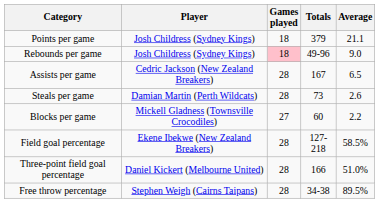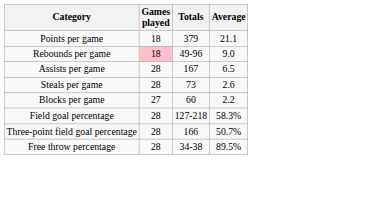- column: (194, 17)
(355, 143) 58.5% -> (229, 116) 58.3%
(355, 170) 51.0% -> (229, 131) 50.7%
